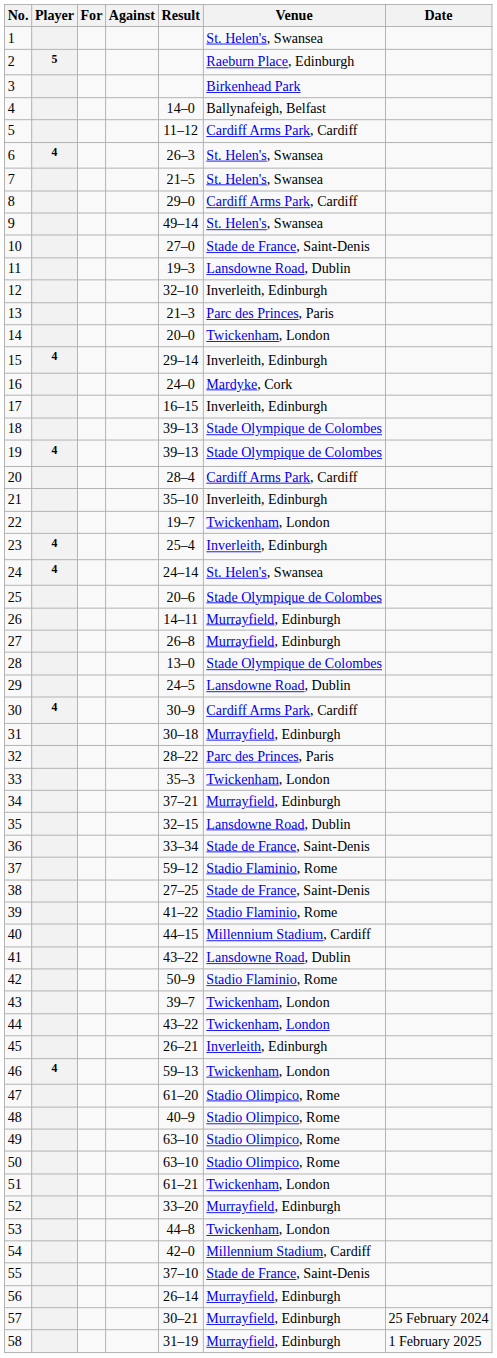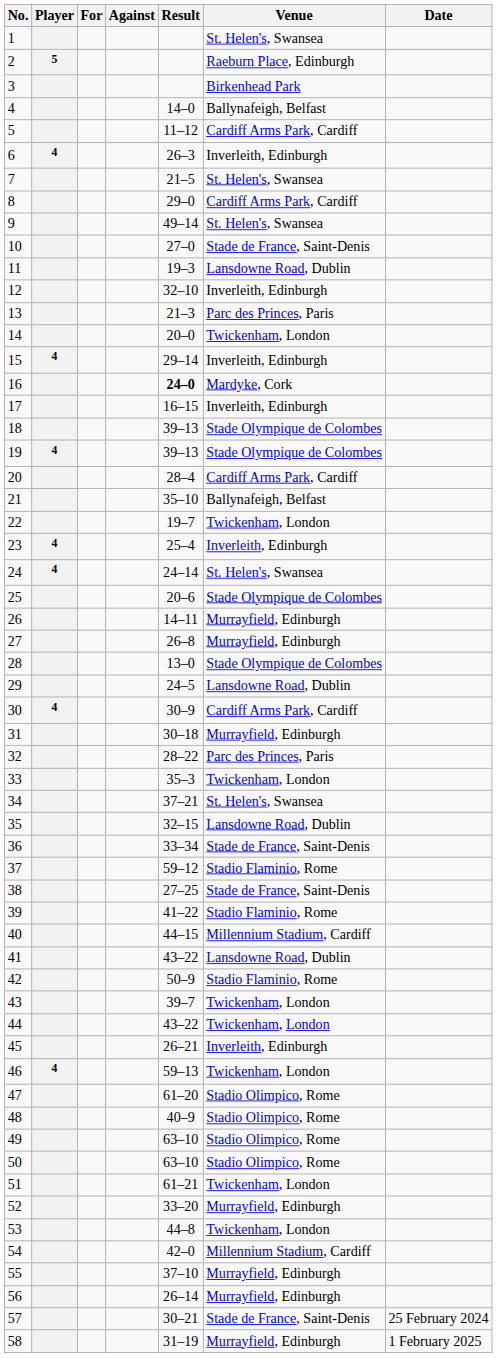(265, 155) St. Helen's, Swansea -> (267, 155) Inverleith, Edinburgh
(181, 384) normal -> (181, 384) bold
(267, 499) Inverleith, Edinburgh -> (266, 499) Ballynafeigh, Belfast
(273, 801) Murrayfield, Edinburgh -> (265, 801) St. Helen's, Swansea
(288, 1274) Stade de France, Saint-Denis -> (273, 1274) Murrayfield, Edinburgh
(273, 1318) Murrayfield, Edinburgh -> (288, 1318) Stade de France, Saint-Denis
